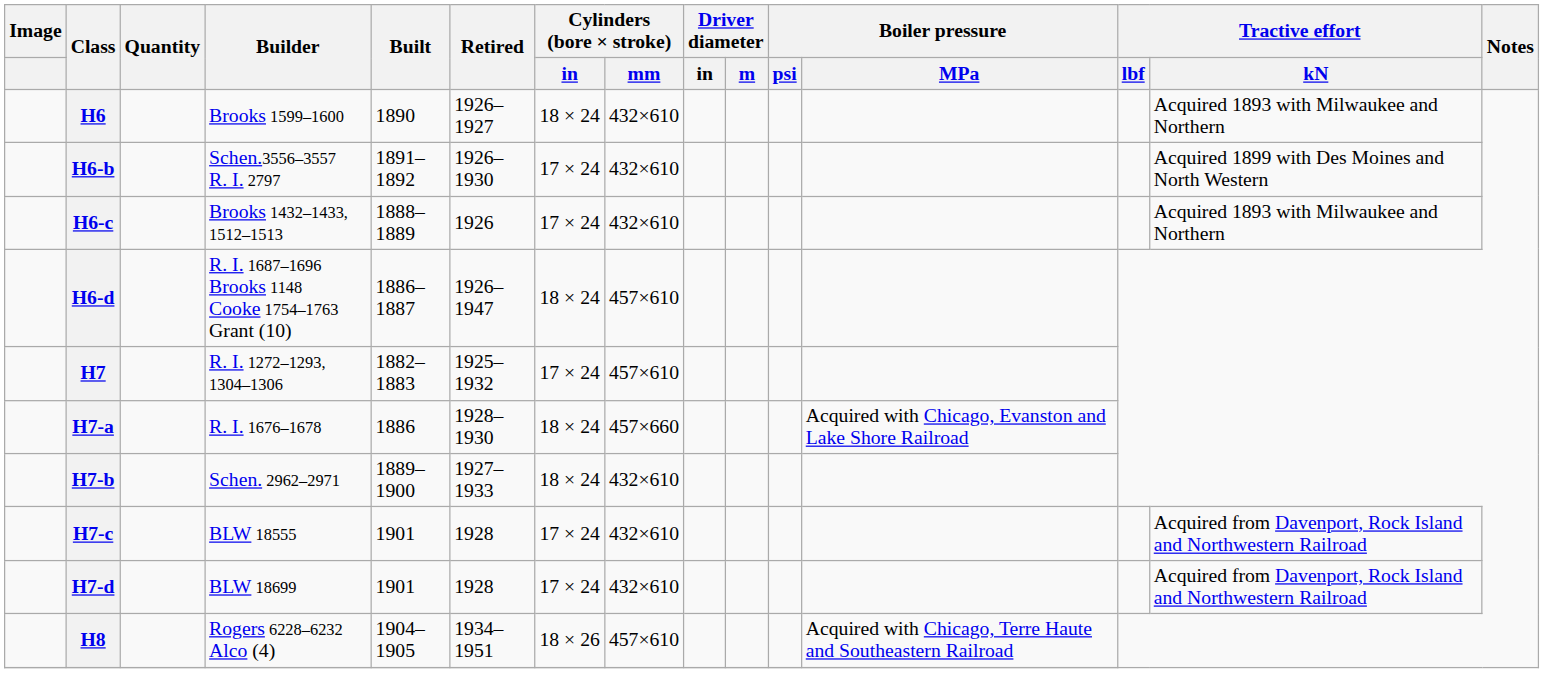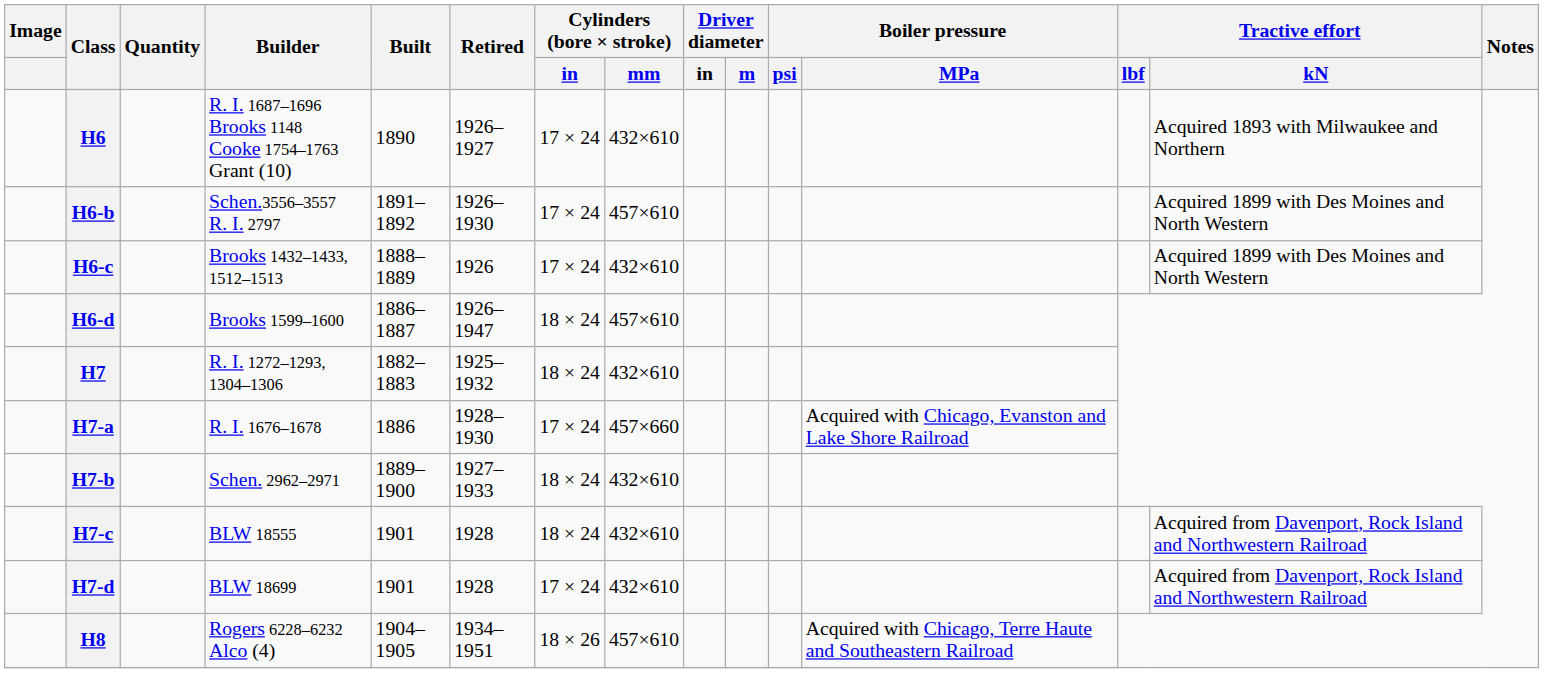(276, 115) Brooks 1599–1600 -> (274, 137) R. I. 1687–1696 Brooks 1148 Cooke 1754–1763 Grant (10)
(570, 115) 18 × 24 -> (570, 137) 17 × 24
(644, 169) 432×610 -> (644, 213) 457×610
(1296, 222) Acquired 1893 with Milwaukee and Northern -> (1299, 266) Acquired 1899 with Des Moines and North Western
(274, 297) R. I. 1687–1696 Brooks 1148 Cooke 1754–1763 Grant (10) -> (276, 320) Brooks 1599–1600
(570, 373) 17 × 24 -> (570, 373) 18 × 24
(644, 373) 457×610 -> (644, 373) 432×610
(570, 426) 18 × 24 -> (570, 426) 17 × 24
(570, 533) 17 × 24 -> (570, 533) 18 × 24
